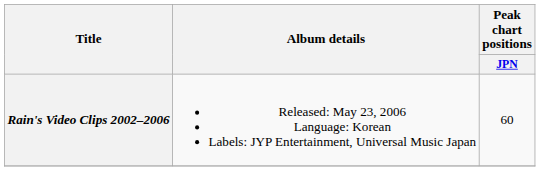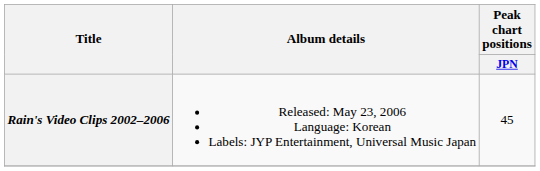(507, 119) 60 -> (507, 119) 45
